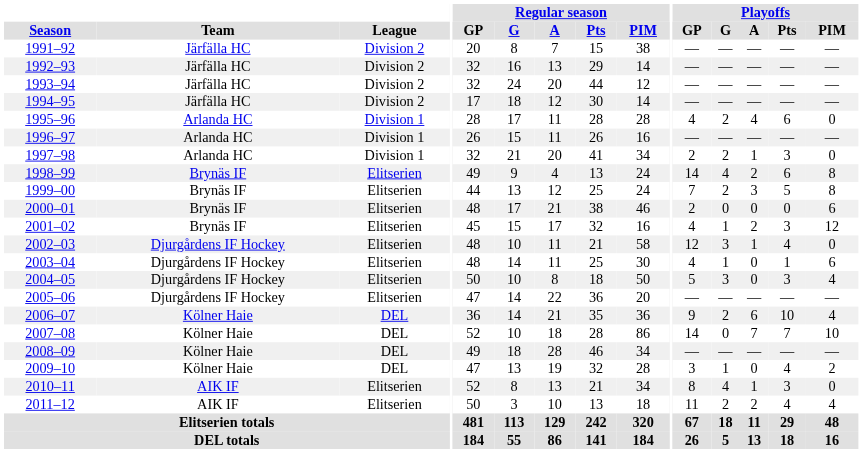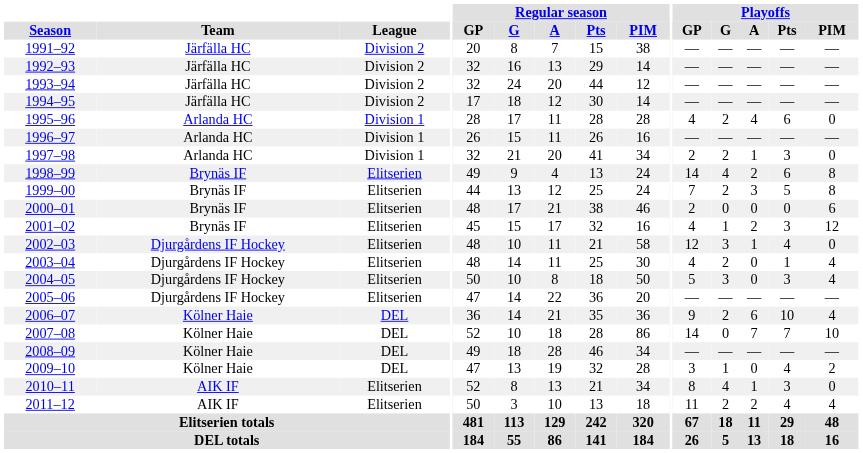(725, 262) 1 -> (725, 262) 2
(832, 262) 6 -> (832, 262) 4
